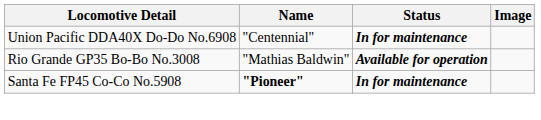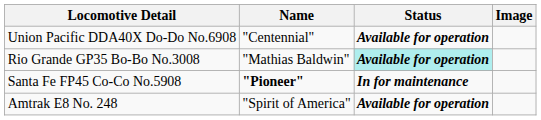(412, 37) In for maintenance -> (423, 37) Available for operation
(422, 59) no background -> (423, 59) paleturquoise background
+ row: (63, 103)
